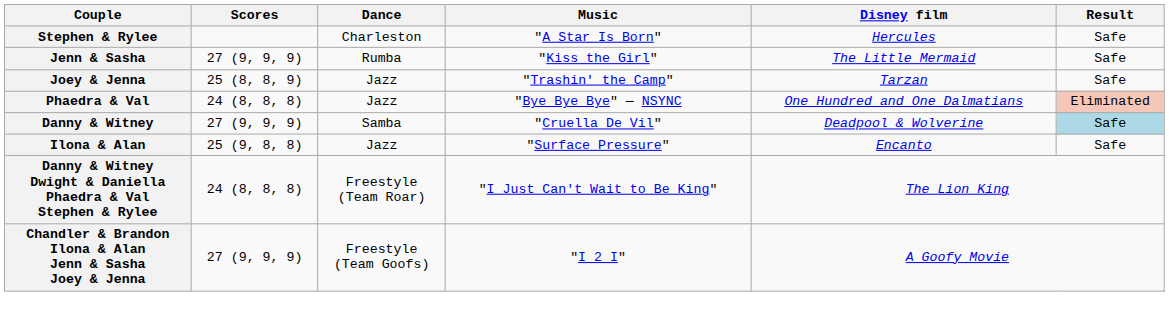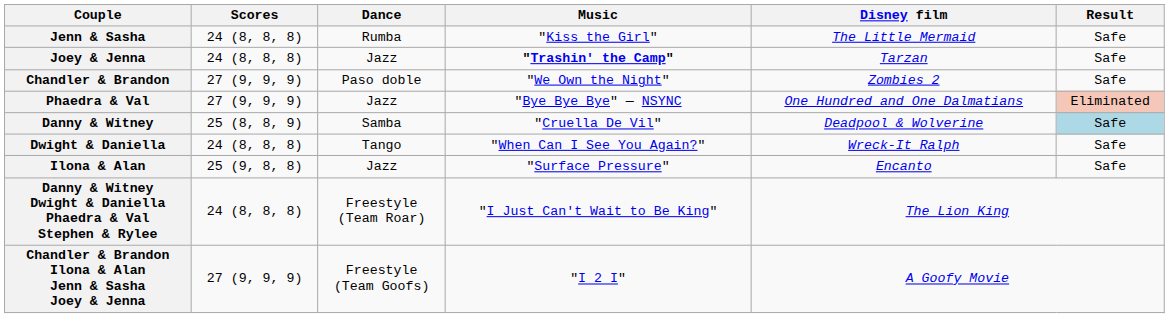- row: (98, 37)
(255, 59) 27 (9, 9, 9) -> (255, 37) 24 (8, 8, 8)
(255, 80) 25 (8, 8, 9) -> (255, 59) 24 (8, 8, 8)
(598, 80) normal -> (598, 59) bold
+ row: (98, 80)
(255, 102) 24 (8, 8, 8) -> (255, 102) 27 (9, 9, 9)
(255, 123) 27 (9, 9, 9) -> (255, 123) 25 (8, 8, 9)
+ row: (98, 145)
